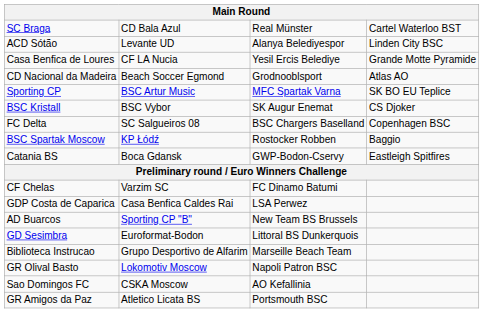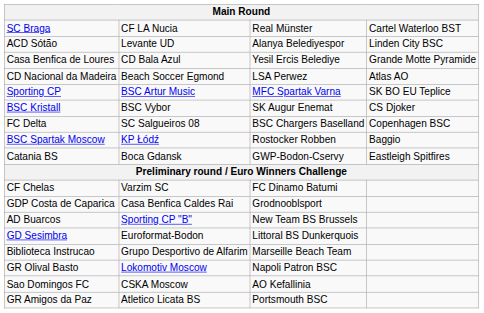(151, 28) CD Bala Azul -> (149, 28) CF LA Nucia
(149, 60) CF LA Nucia -> (151, 60) CD Bala Azul
(287, 76) Grodnooblsport -> (280, 76) LSA Perwez
(280, 204) LSA Perwez -> (287, 204) Grodnooblsport
